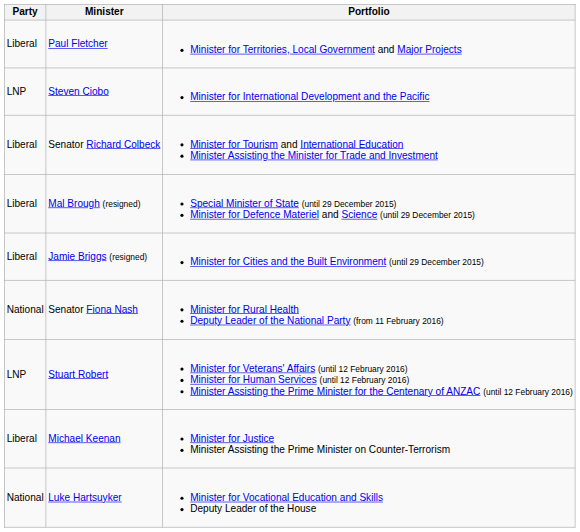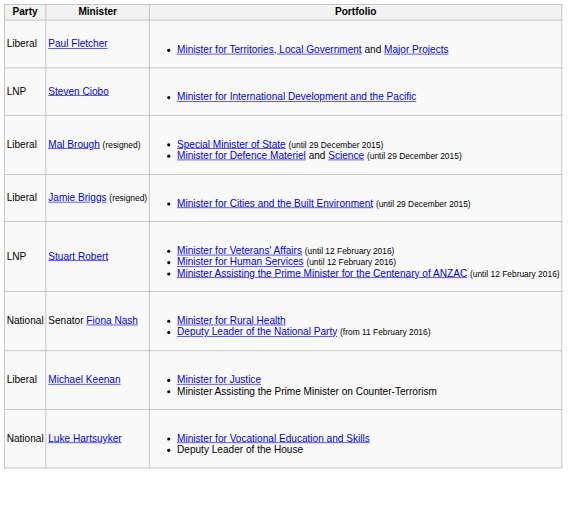- row: (104, 144)
rows swapped: (93, 310) <-> (78, 374)
